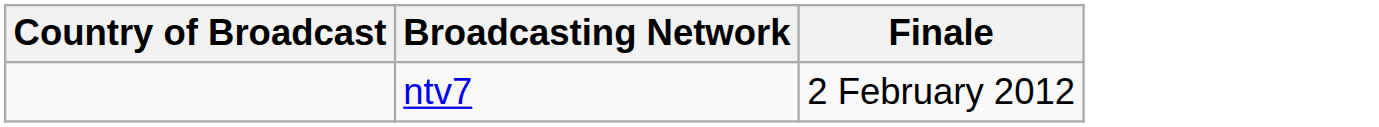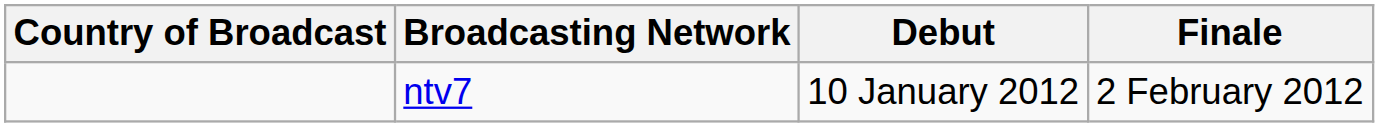+ column: (943, 33)
